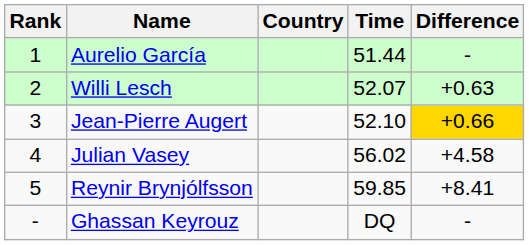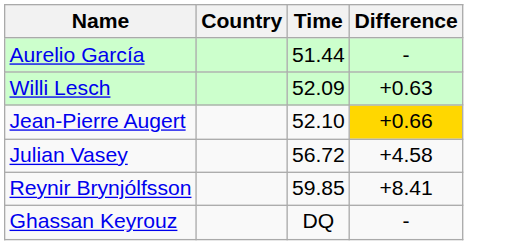- column: (35, 21)
(380, 88) 52.07 -> (318, 88) 52.09
(380, 155) 56.02 -> (318, 155) 56.72
